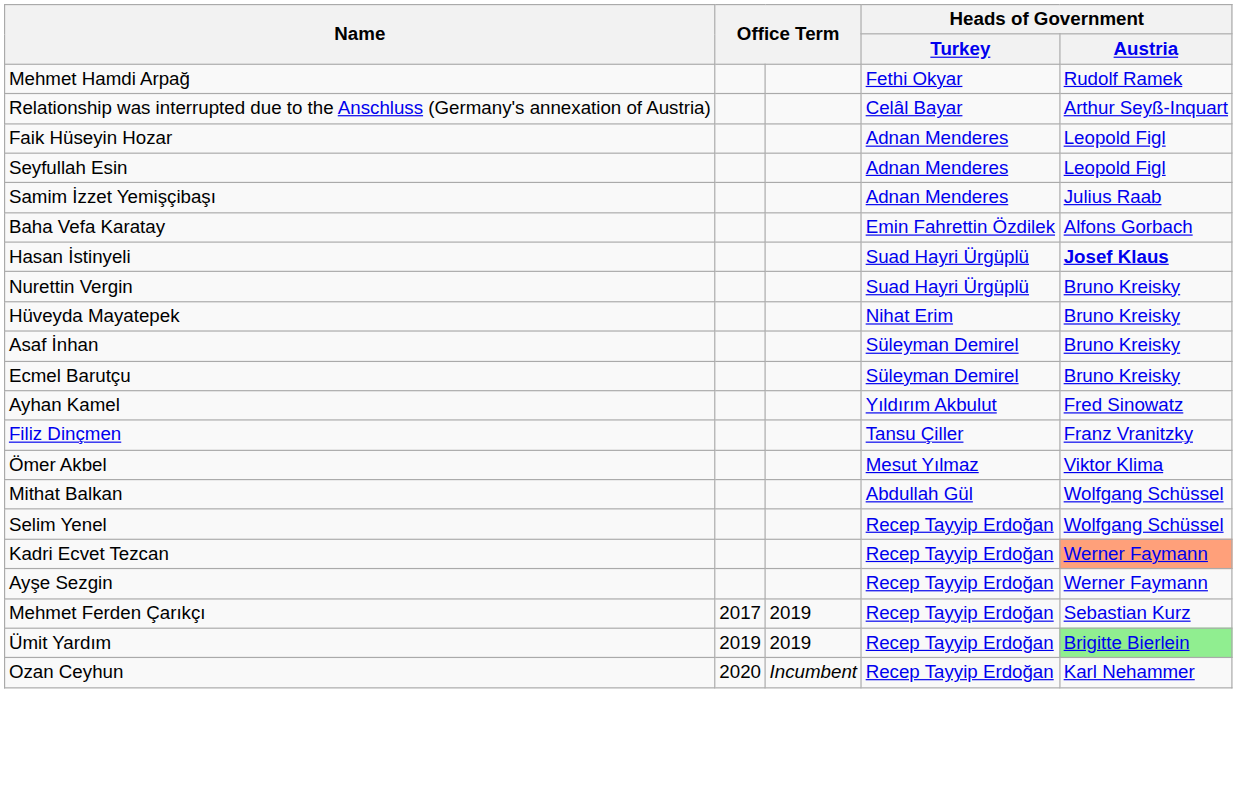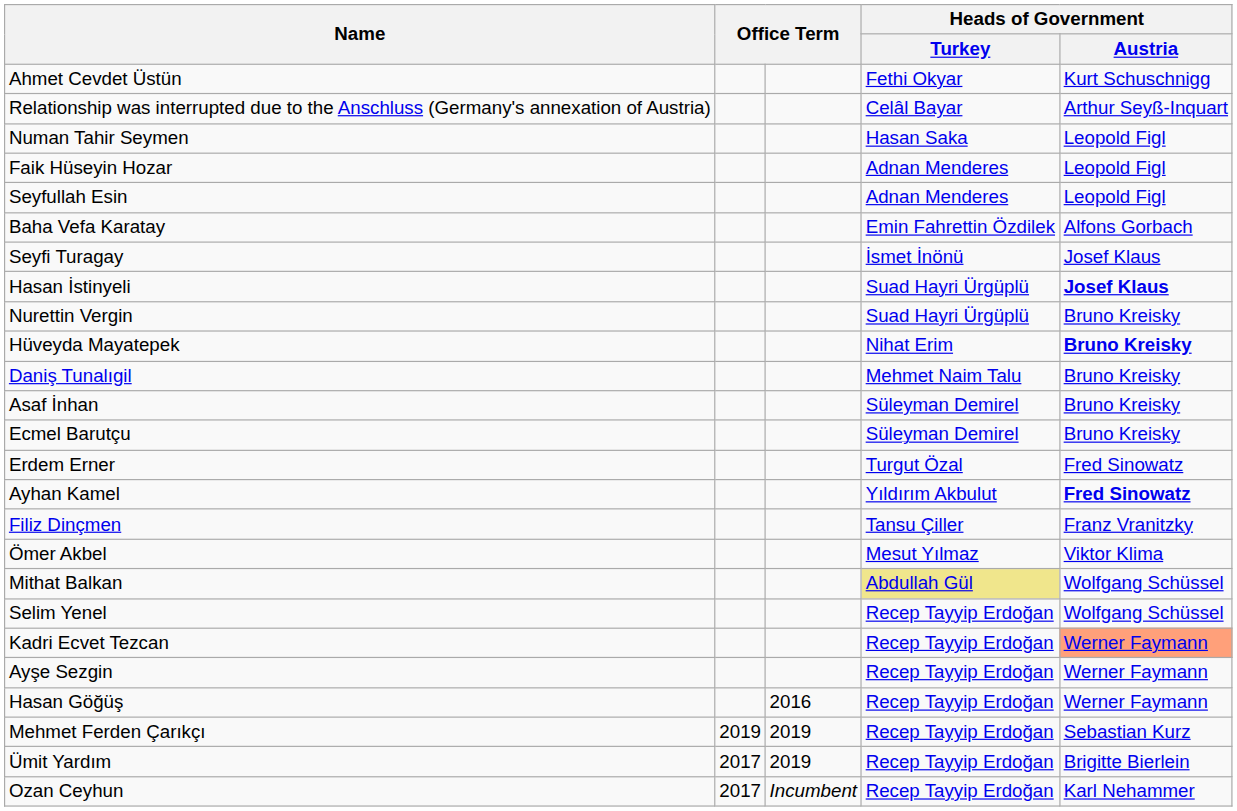- row: (99, 78)
+ row: (95, 78)
+ row: (99, 138)
- row: (112, 197)
+ row: (66, 256)
(1122, 316) normal -> (1128, 345) bold
+ row: (70, 375)
+ row: (62, 464)
(1123, 405) normal -> (1127, 494) bold
(919, 494) no background -> (919, 583) khaki background
+ row: (66, 702)
(740, 613) 2017 -> (740, 731) 2019
(740, 642) 2019 -> (740, 761) 2017
(1127, 642) lightgreen background -> (1127, 761) no background
(740, 672) 2020 -> (740, 791) 2017
